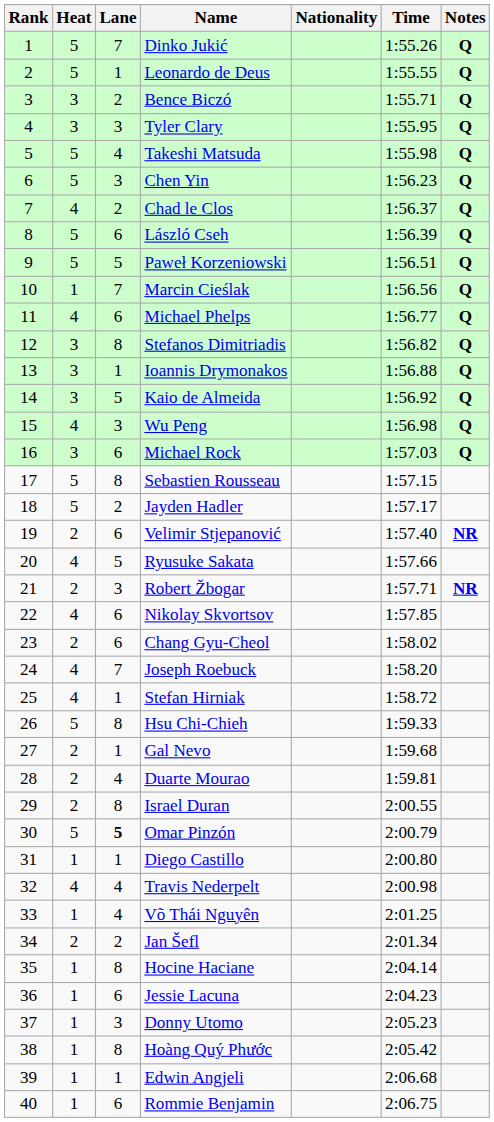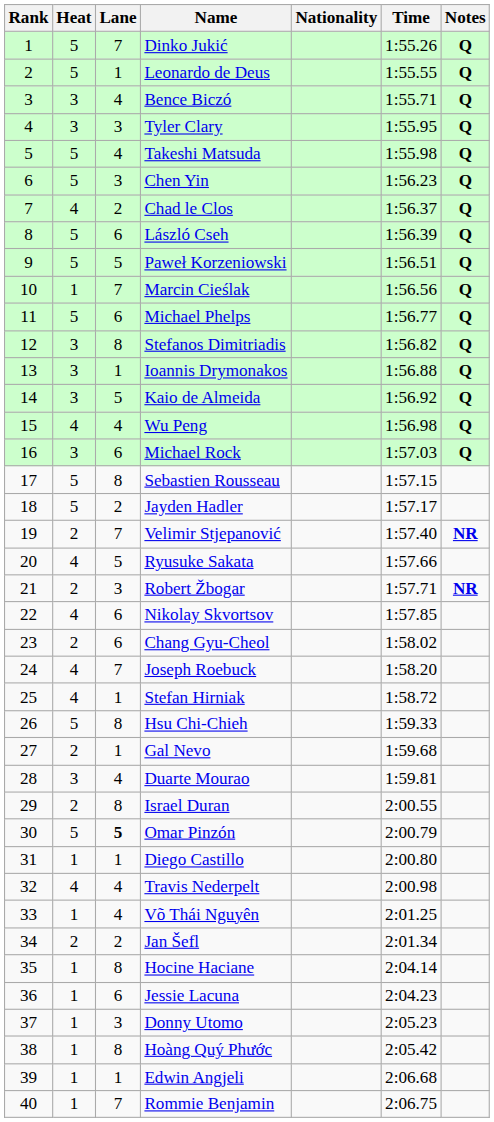(118, 99) 2 -> (118, 99) 4
(74, 316) 4 -> (74, 316) 5
(118, 425) 3 -> (118, 425) 4
(118, 533) 6 -> (118, 533) 7
(74, 778) 2 -> (74, 778) 3
(118, 1104) 6 -> (118, 1104) 7
